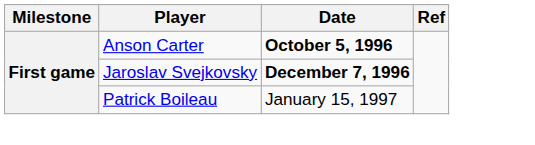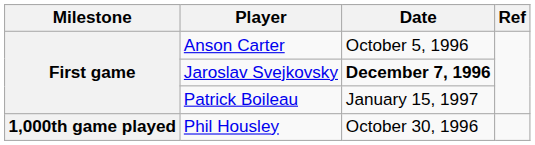(329, 45) bold -> (407, 45) normal
+ row: (231, 126)
